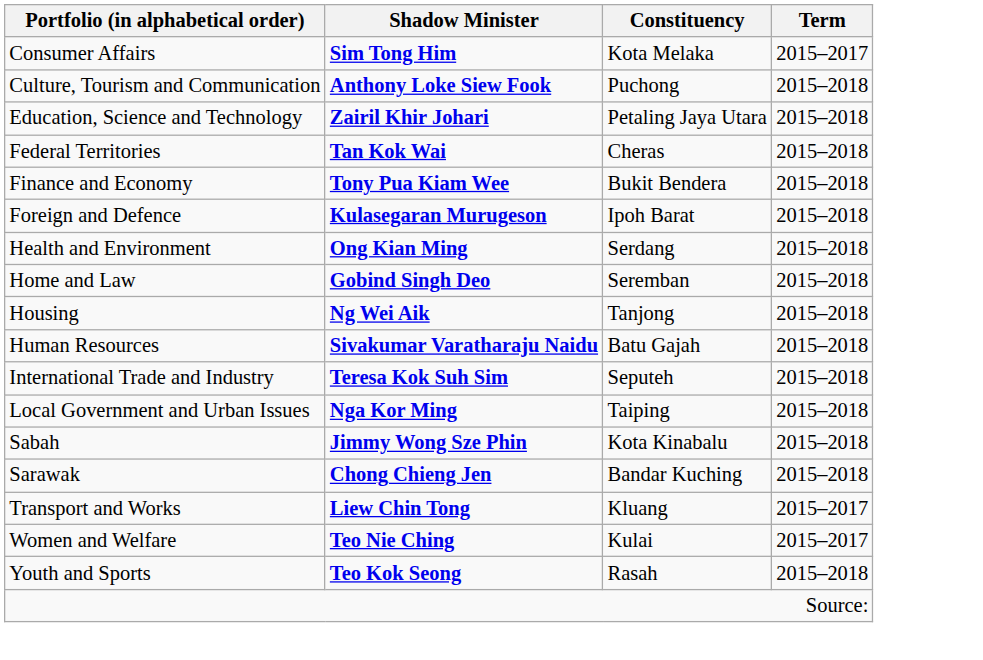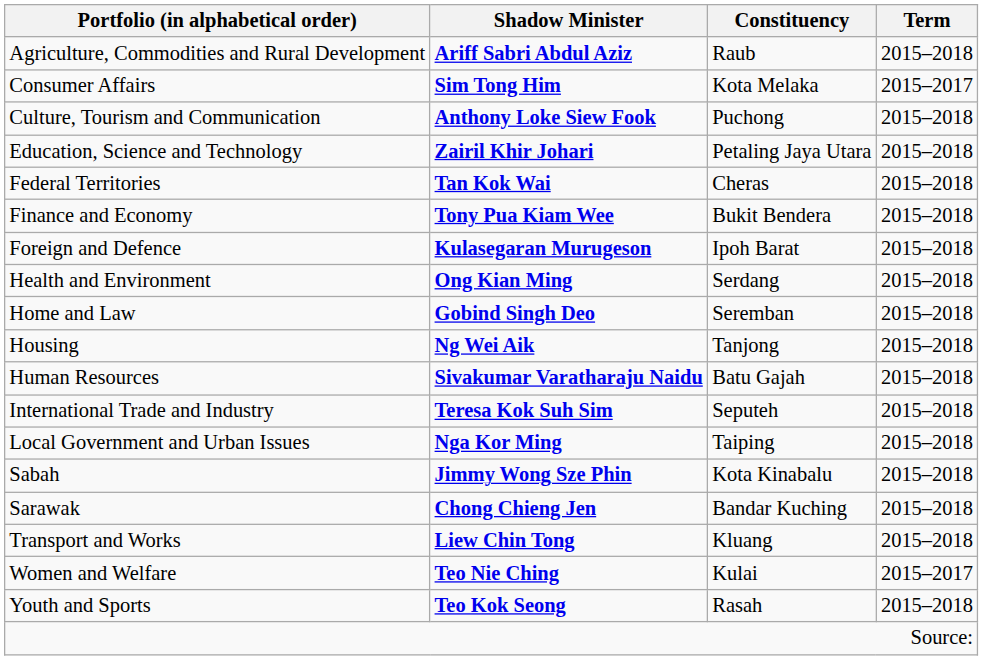+ row: (217, 53)
(822, 507) 2015–2017 -> (927, 540) 2015–2018
